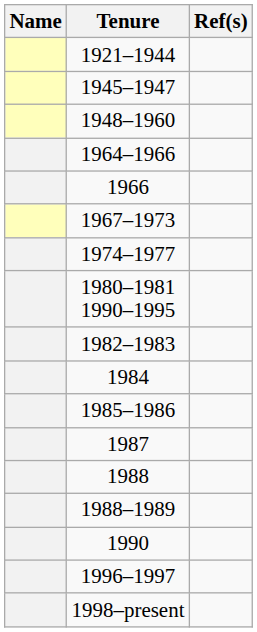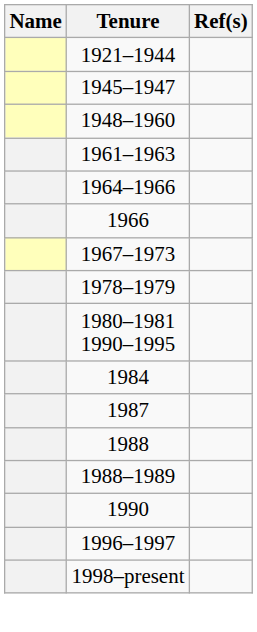+ row: (128, 154)
- row: (128, 253)
+ row: (128, 287)
- row: (128, 343)
- row: (128, 410)
